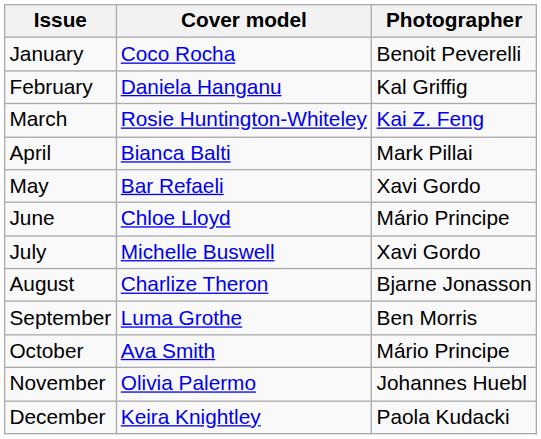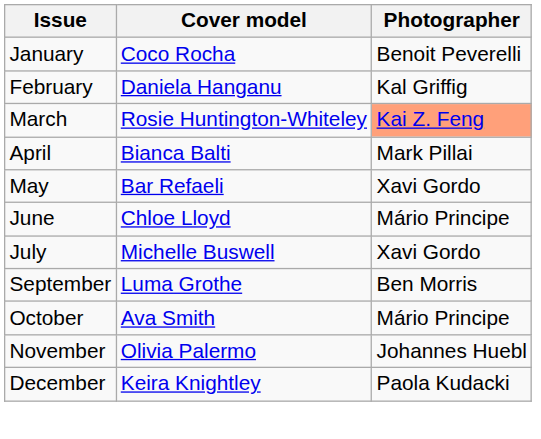(430, 119) no background -> (430, 119) lightsalmon background
- row: (42, 284)
